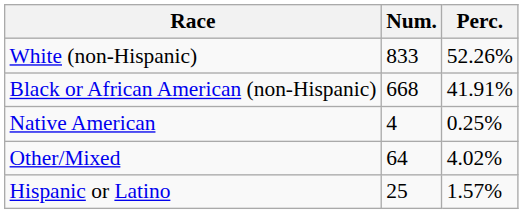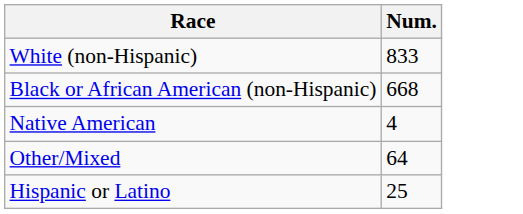- column: (480, 21)
